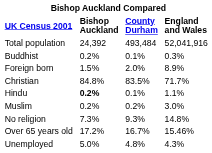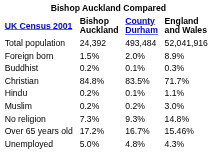rows swapped: (29, 68) <-> (21, 56)
(89, 93) bold -> (89, 93) normal
